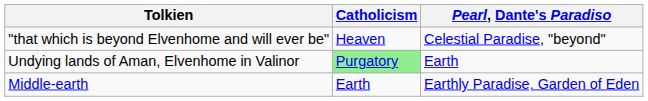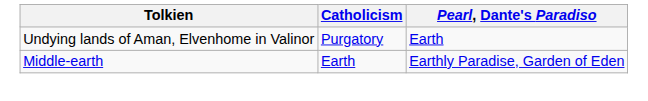- row: (169, 38)
(367, 61) lightgreen background -> (352, 38) no background
